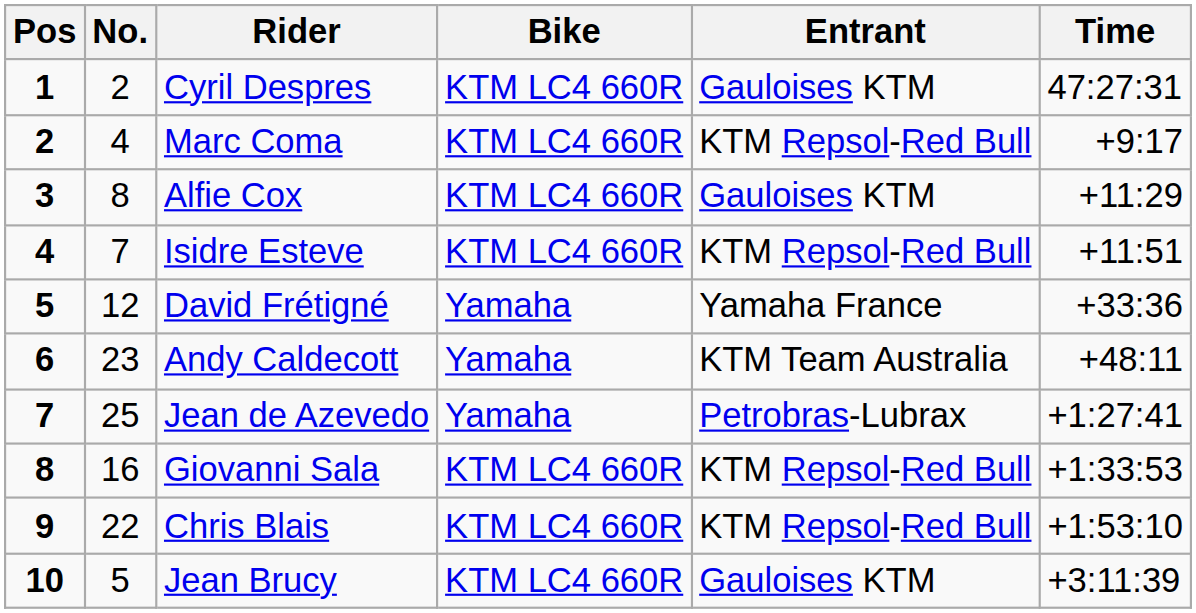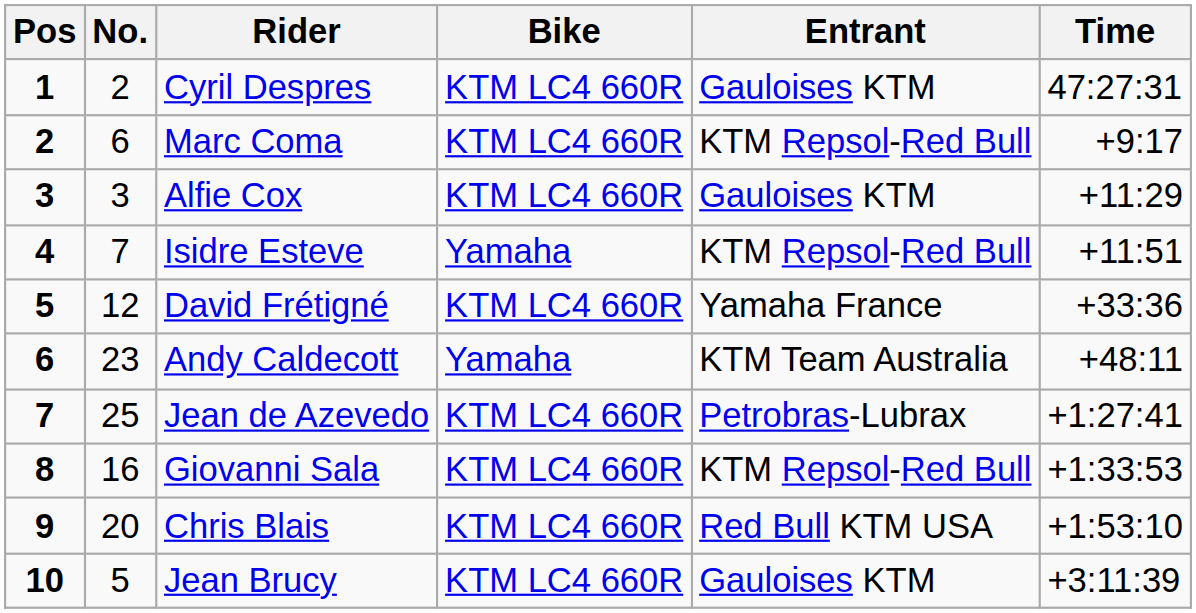(120, 141) 4 -> (120, 141) 6
(120, 196) 8 -> (120, 196) 3
(564, 251) KTM LC4 660R -> (508, 251) Yamaha
(508, 305) Yamaha -> (564, 305) KTM LC4 660R
(508, 415) Yamaha -> (564, 415) KTM LC4 660R
(120, 525) 22 -> (120, 525) 20
(865, 525) KTM Repsol-Red Bull -> (846, 525) Red Bull KTM USA
